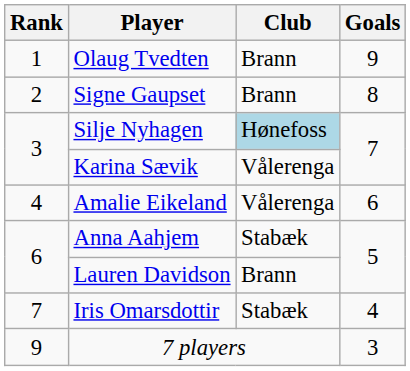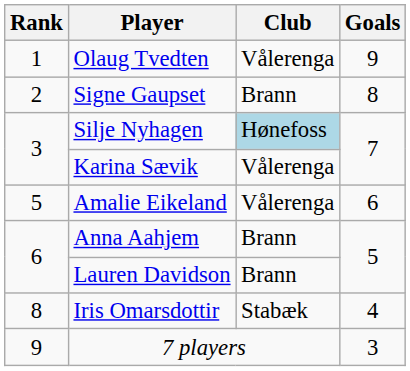(269, 58) Brann -> (288, 58) Vålerenga
(36, 202) 4 -> (36, 202) 5
(275, 238) Stabæk -> (269, 238) Brann
(36, 310) 7 -> (36, 310) 8
